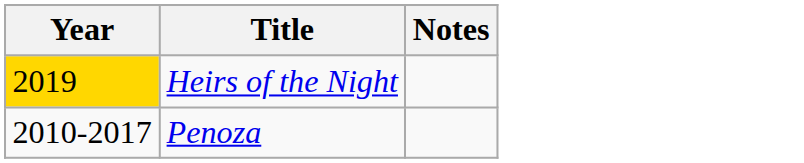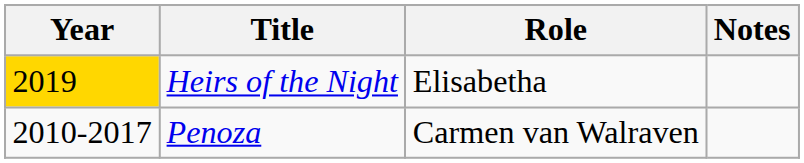+ column: (556, 30)
